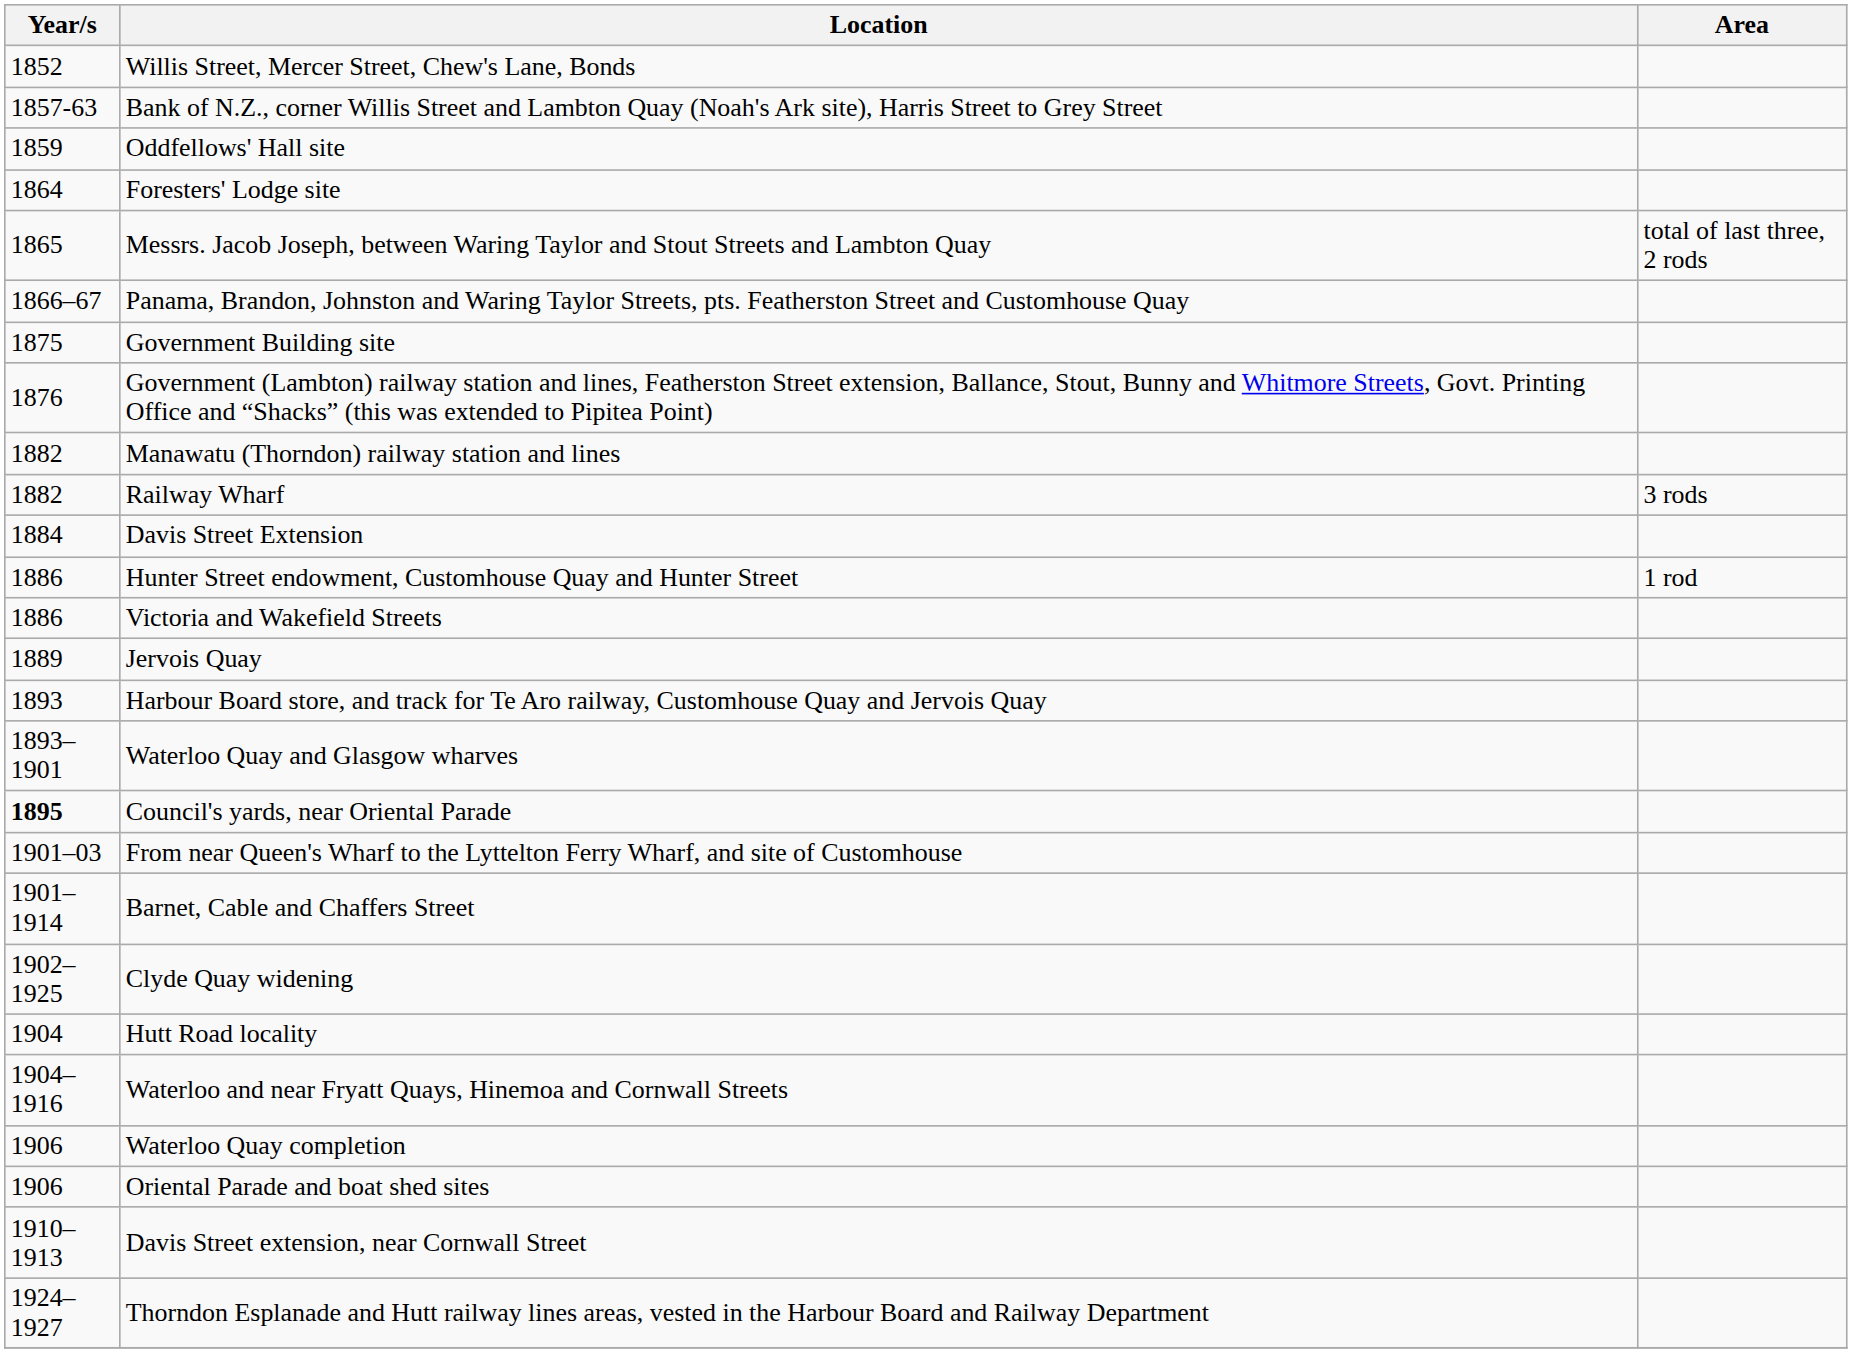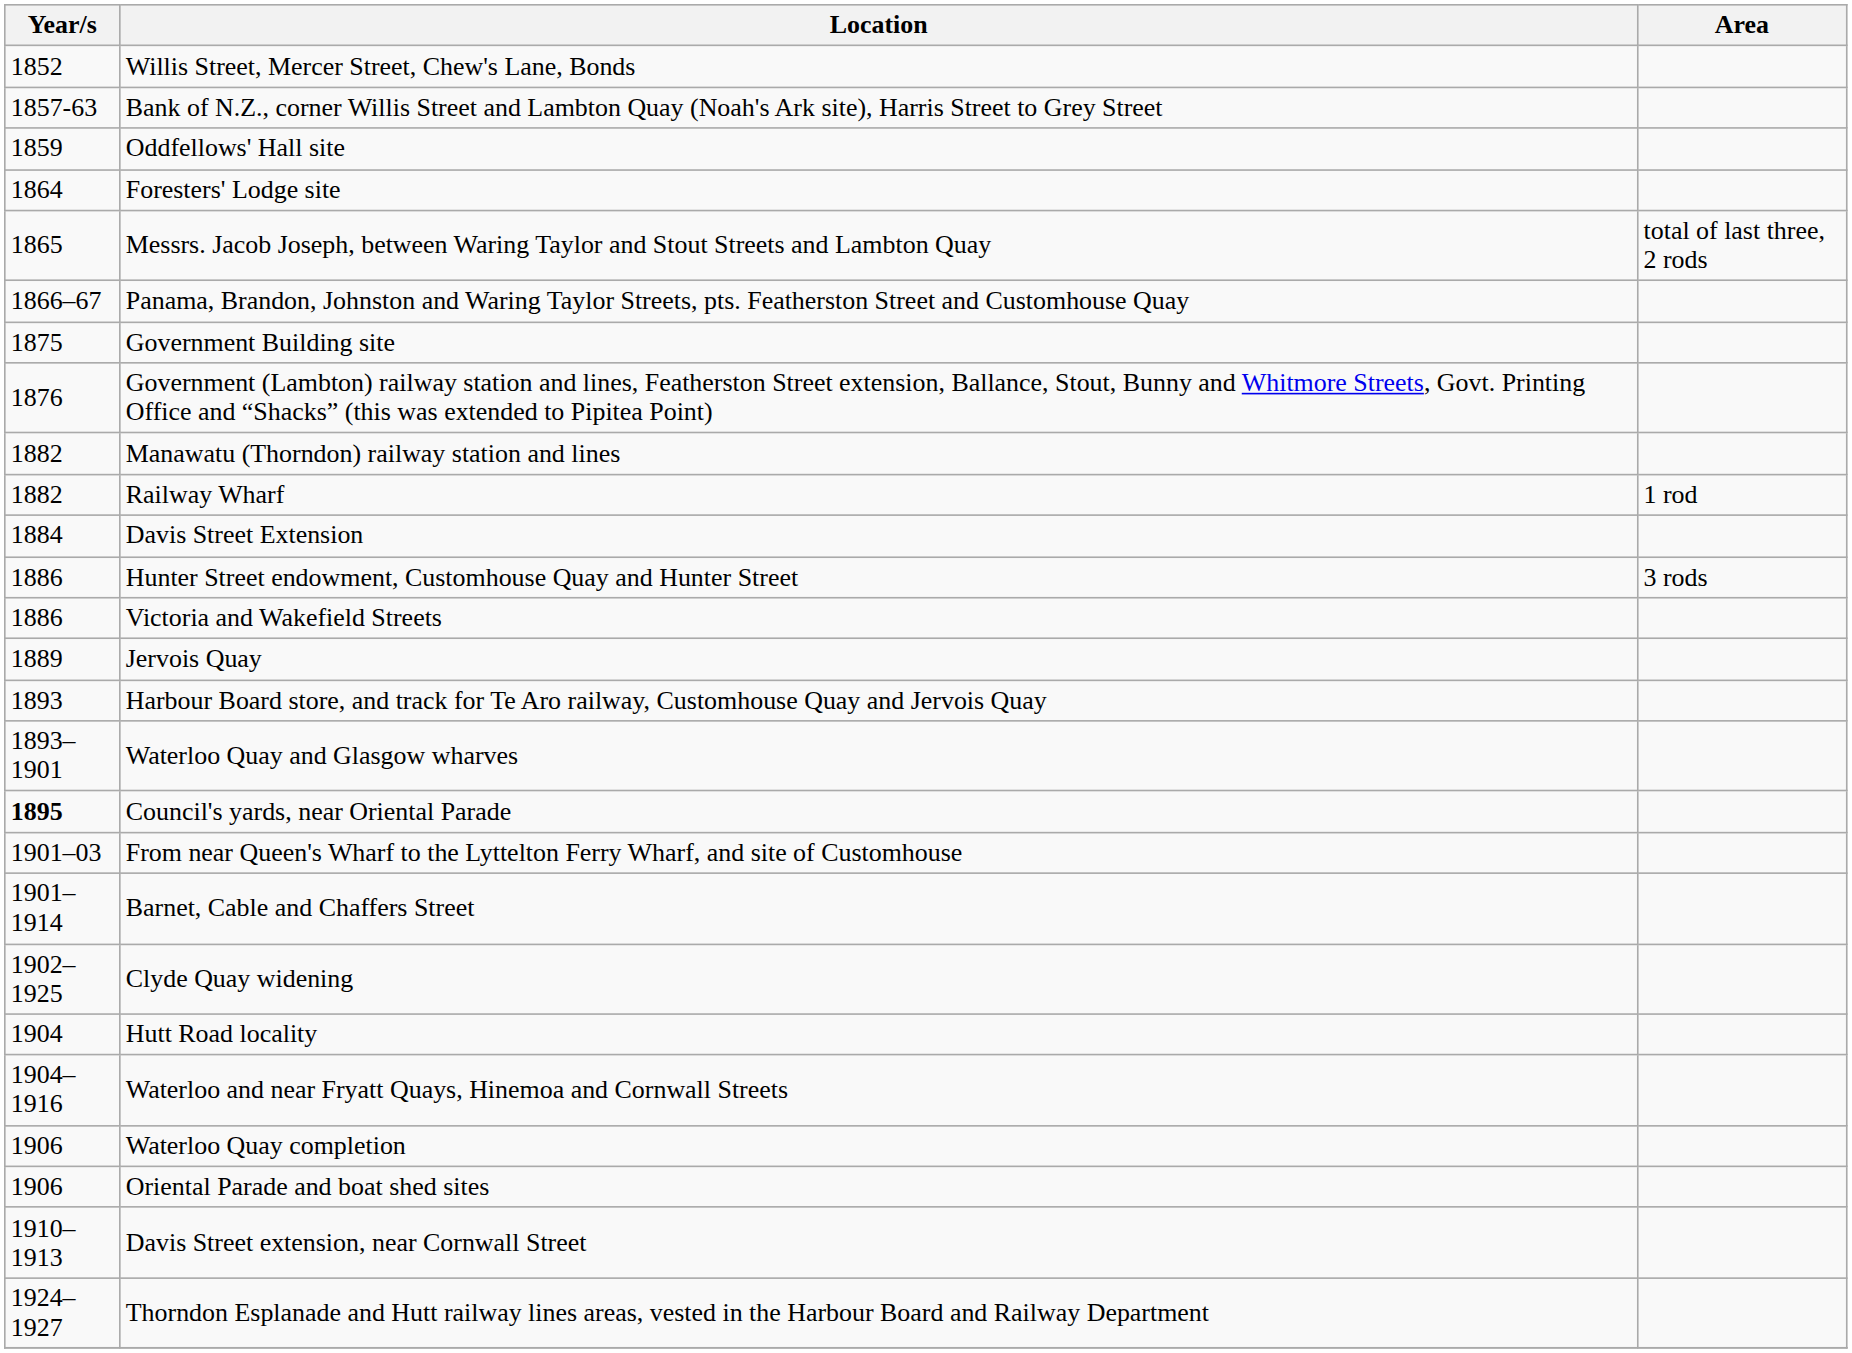(1676, 494) 3 rods -> (1671, 494) 1 rod
(1671, 576) 1 rod -> (1676, 576) 3 rods
